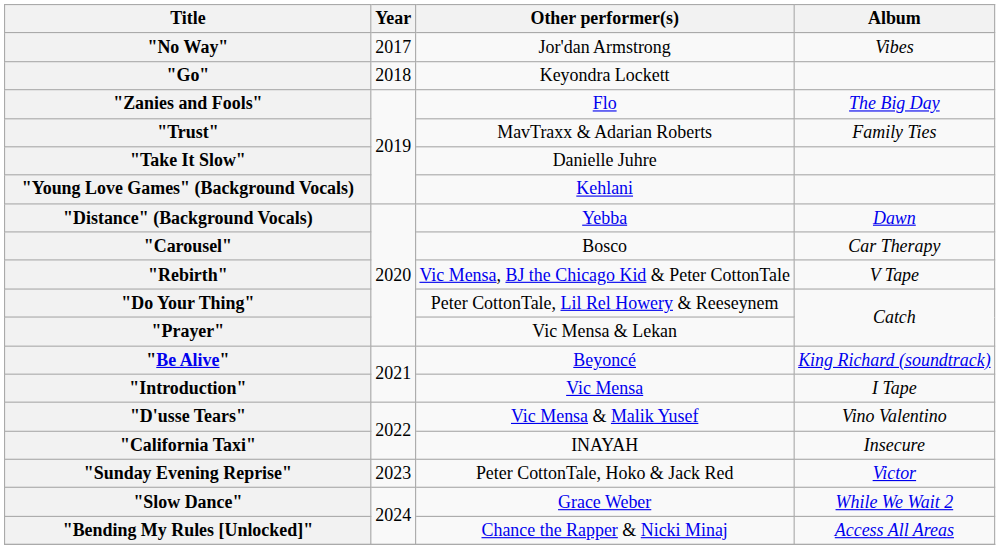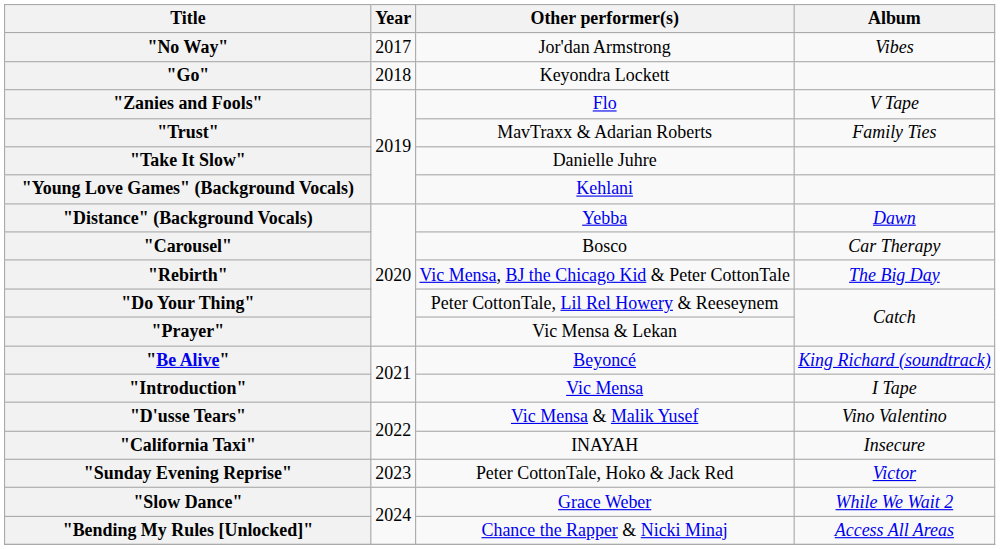(894, 103) The Big Day -> (894, 103) V Tape
(894, 274) V Tape -> (894, 274) The Big Day
